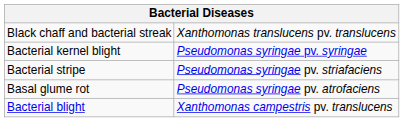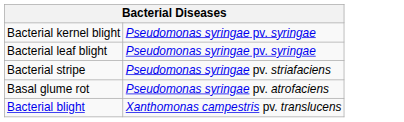- row: (89, 32)
+ row: (57, 51)
